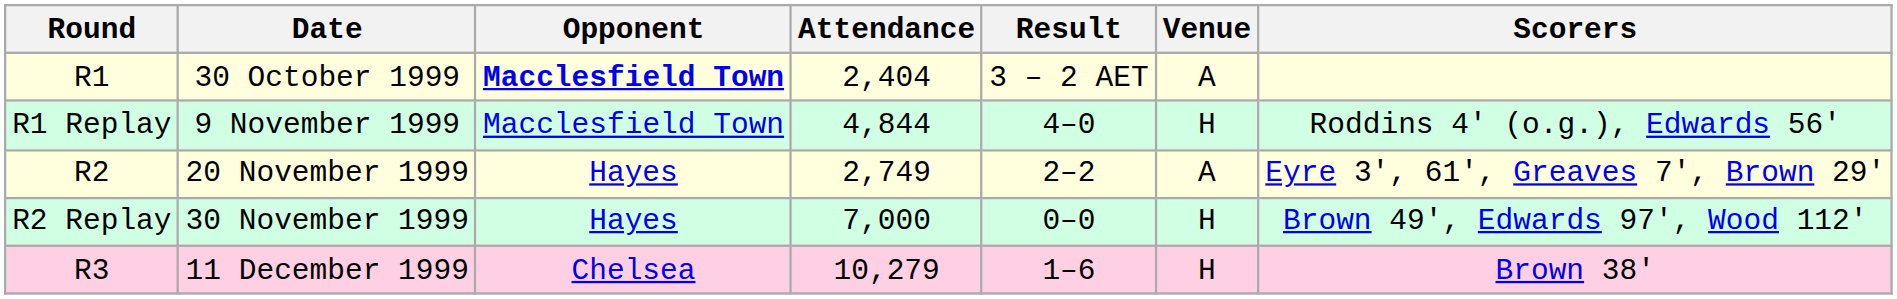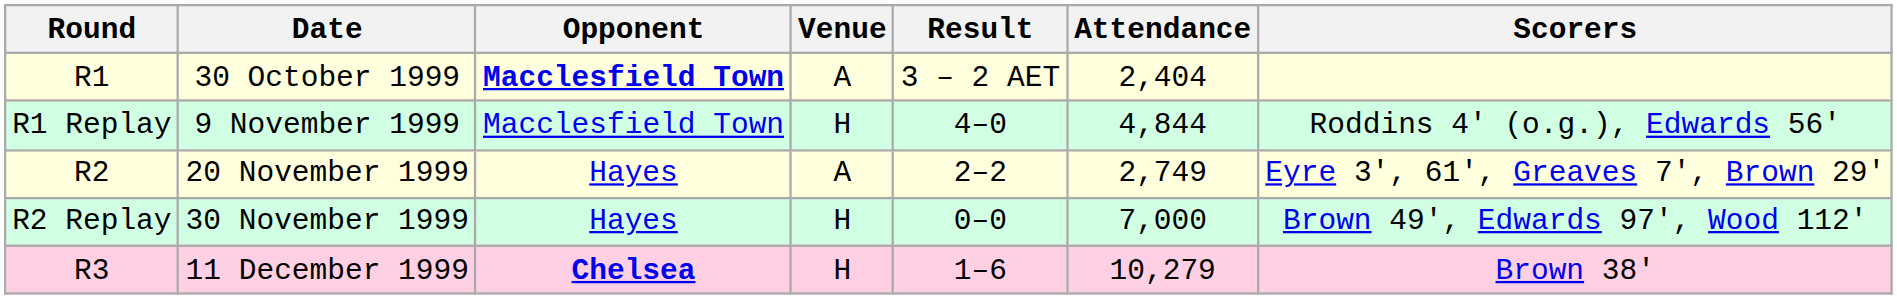columns swapped: (1207, 29) <-> (887, 29)
(634, 270) normal -> (634, 270) bold
